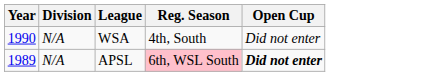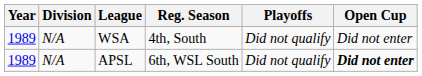+ column: (288, 15)
(22, 37) 1990 -> (22, 37) 1989
(194, 60) pink background -> (194, 60) no background
